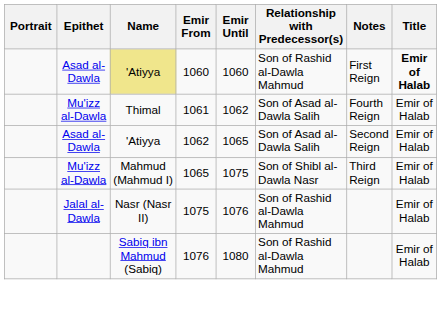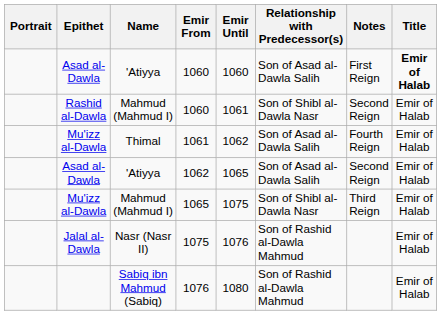(143, 71) khaki background -> (143, 71) no background
(295, 71) Son of Rashid al-Dawla Mahmud -> (298, 71) Son of Asad al-Dawla Salih
+ row: (84, 109)
